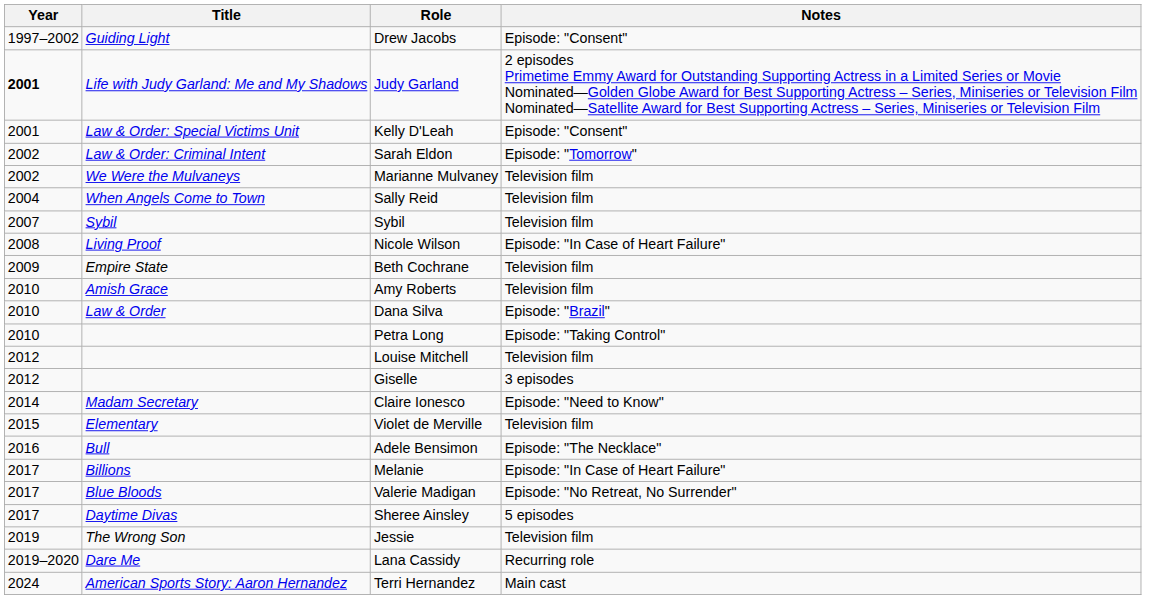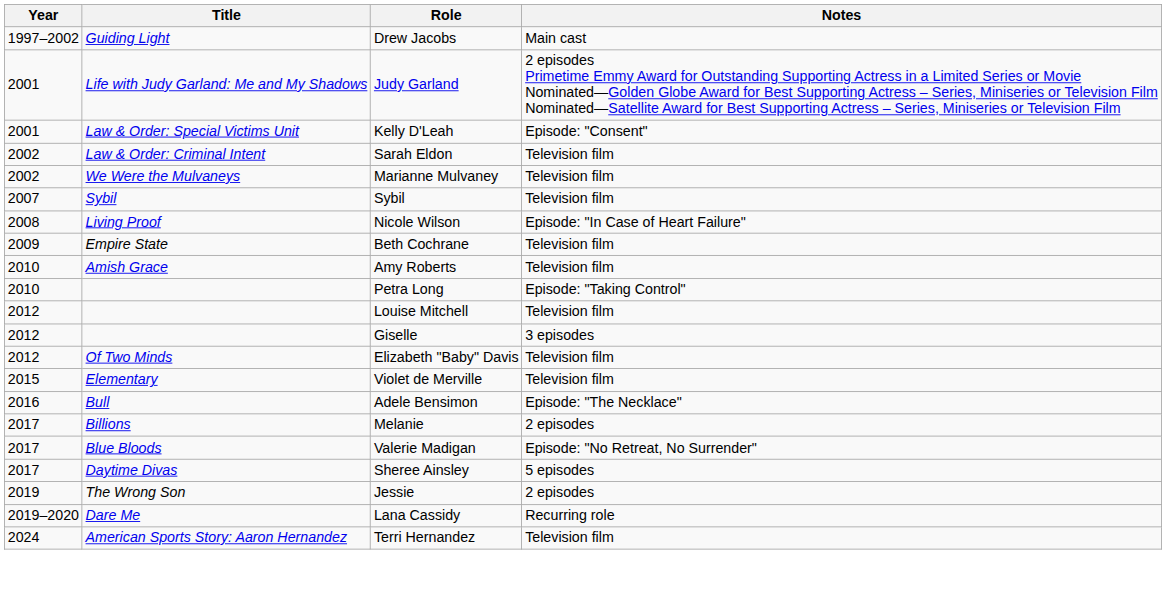(566, 38) Episode: "Consent" -> (556, 38) Main cast
(24, 84) bold -> (24, 84) normal
(571, 154) Episode: "Tomorrow" -> (569, 154) Television film
- row: (406, 199)
- row: (408, 312)
+ row: (446, 357)
- row: (419, 402)
(615, 470) Episode: "In Case of Heart Failure" -> (560, 425) 2 episodes
(549, 538) Television film -> (560, 492) 2 episodes
(535, 583) Main cast -> (569, 538) Television film
